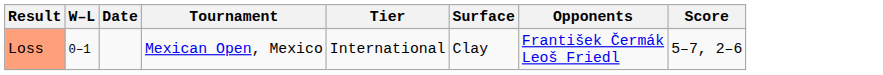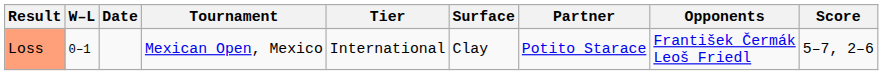+ column: (584, 17)
